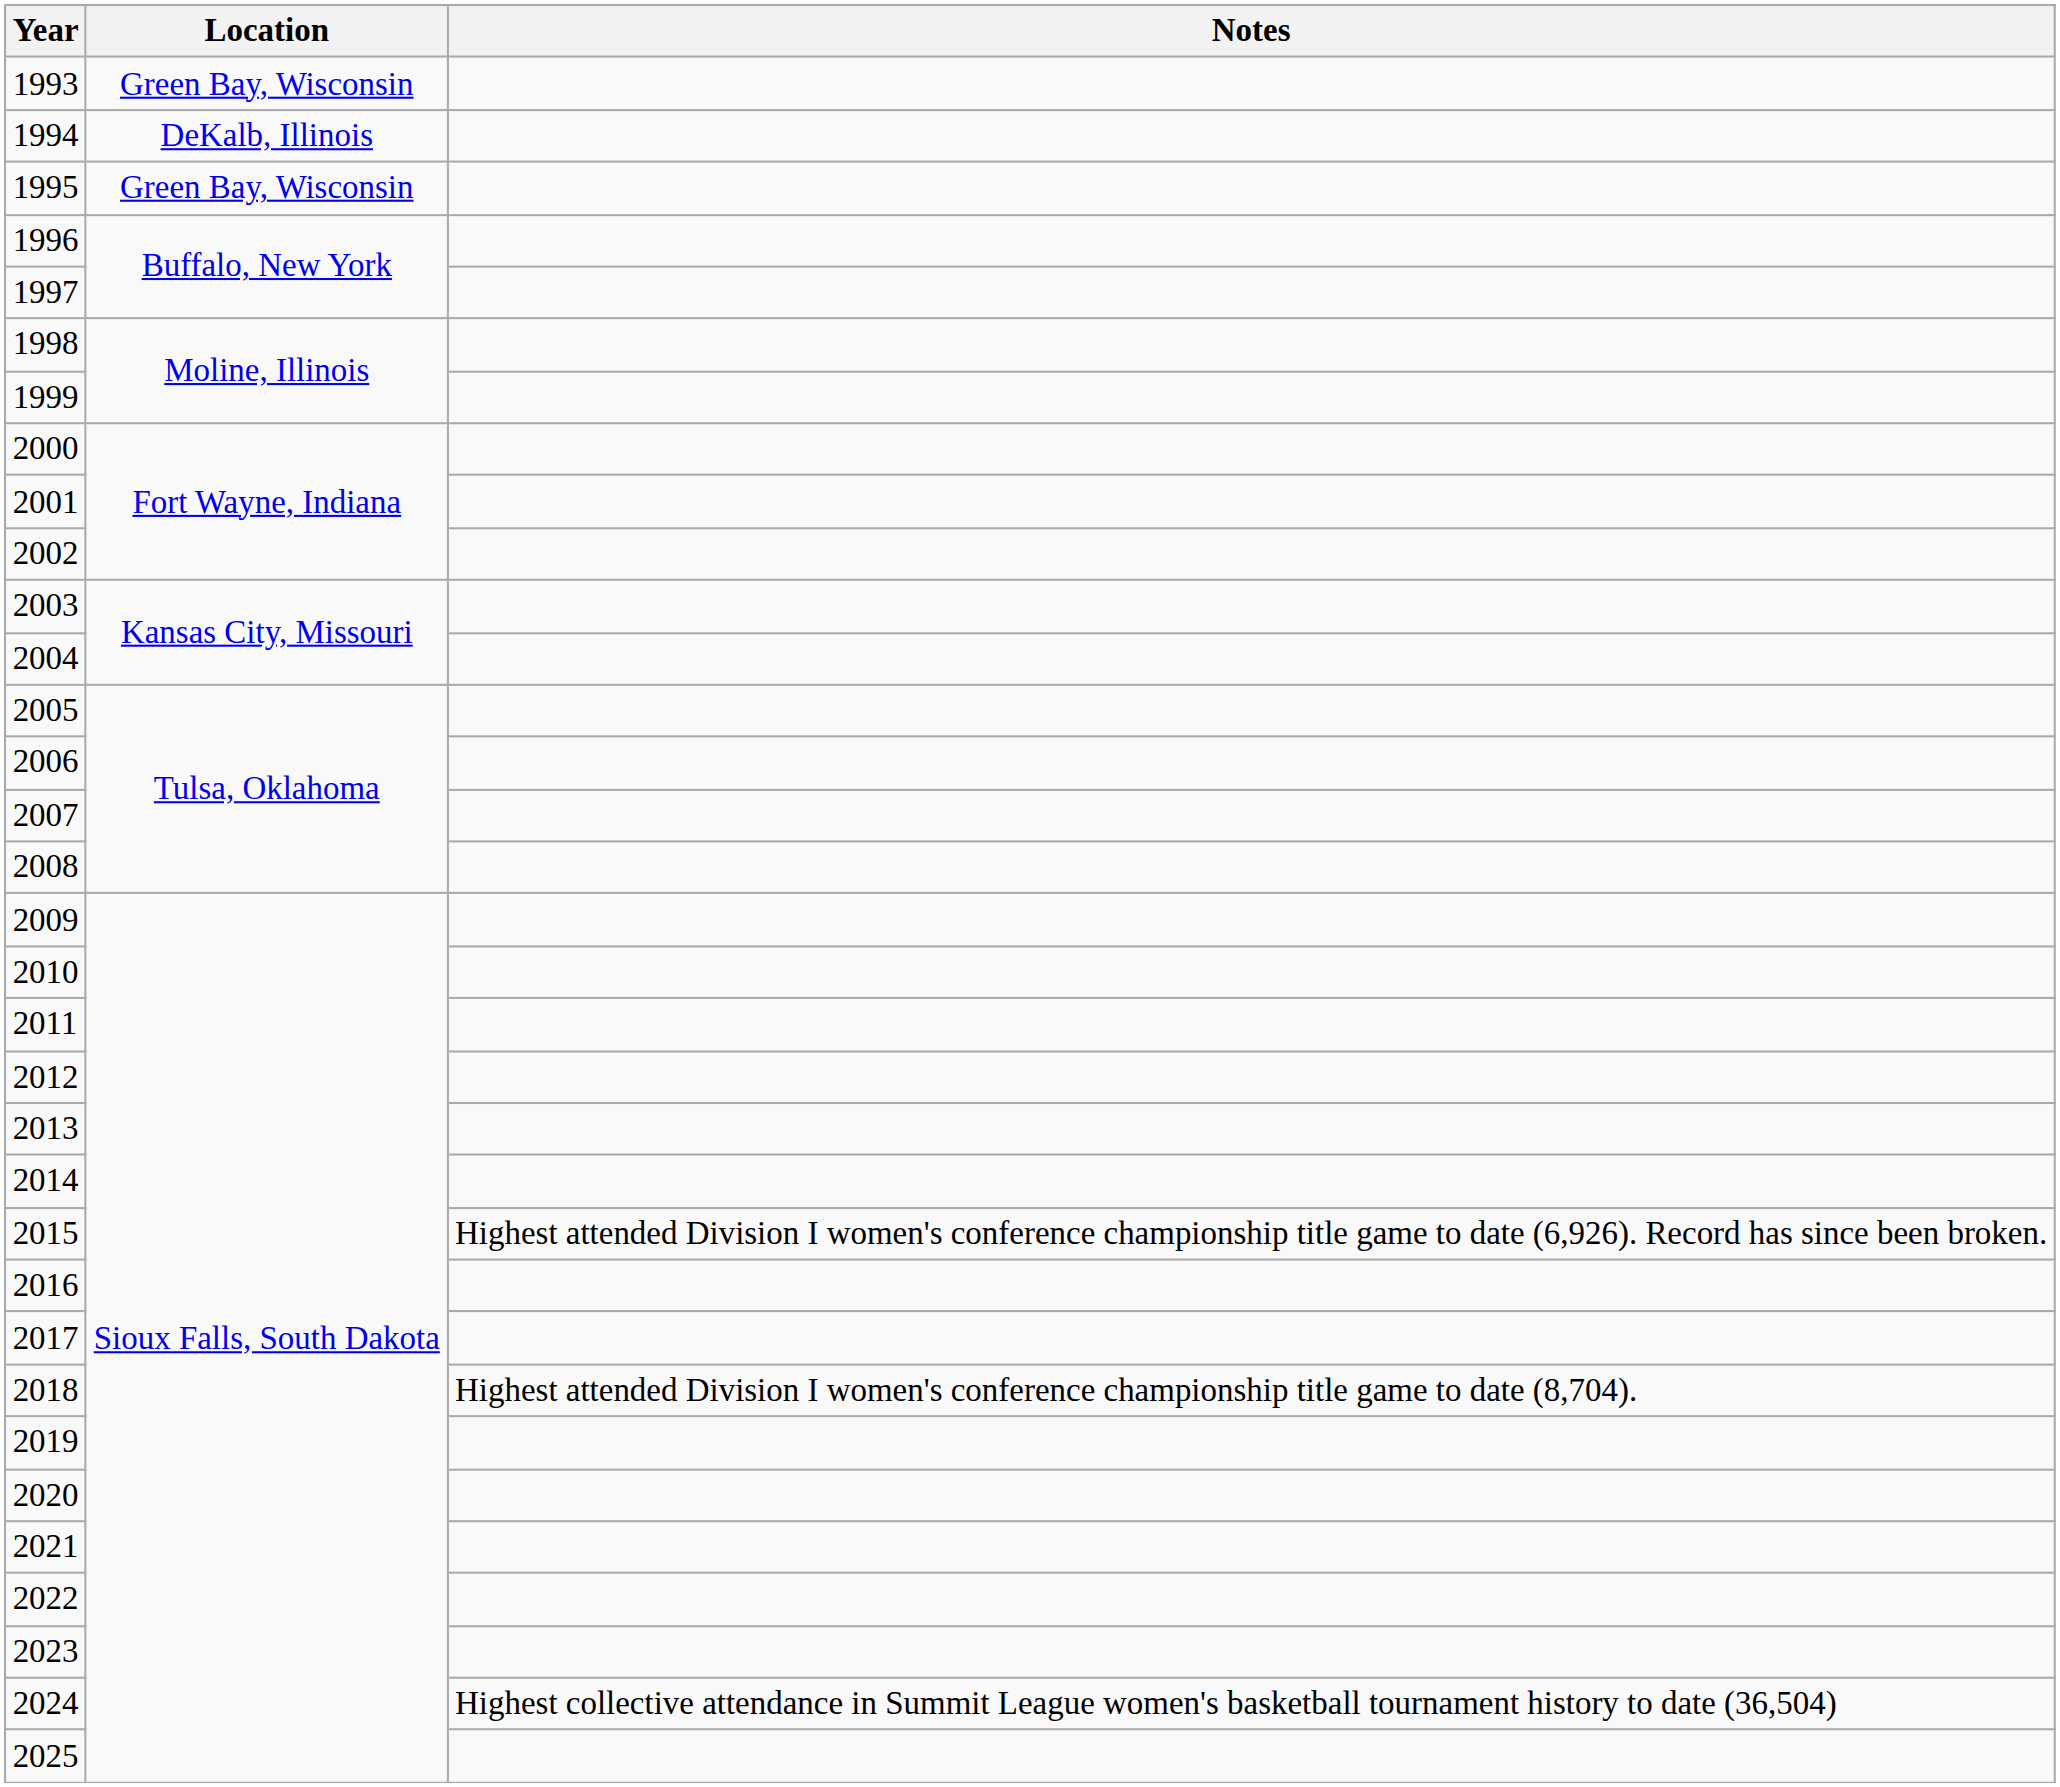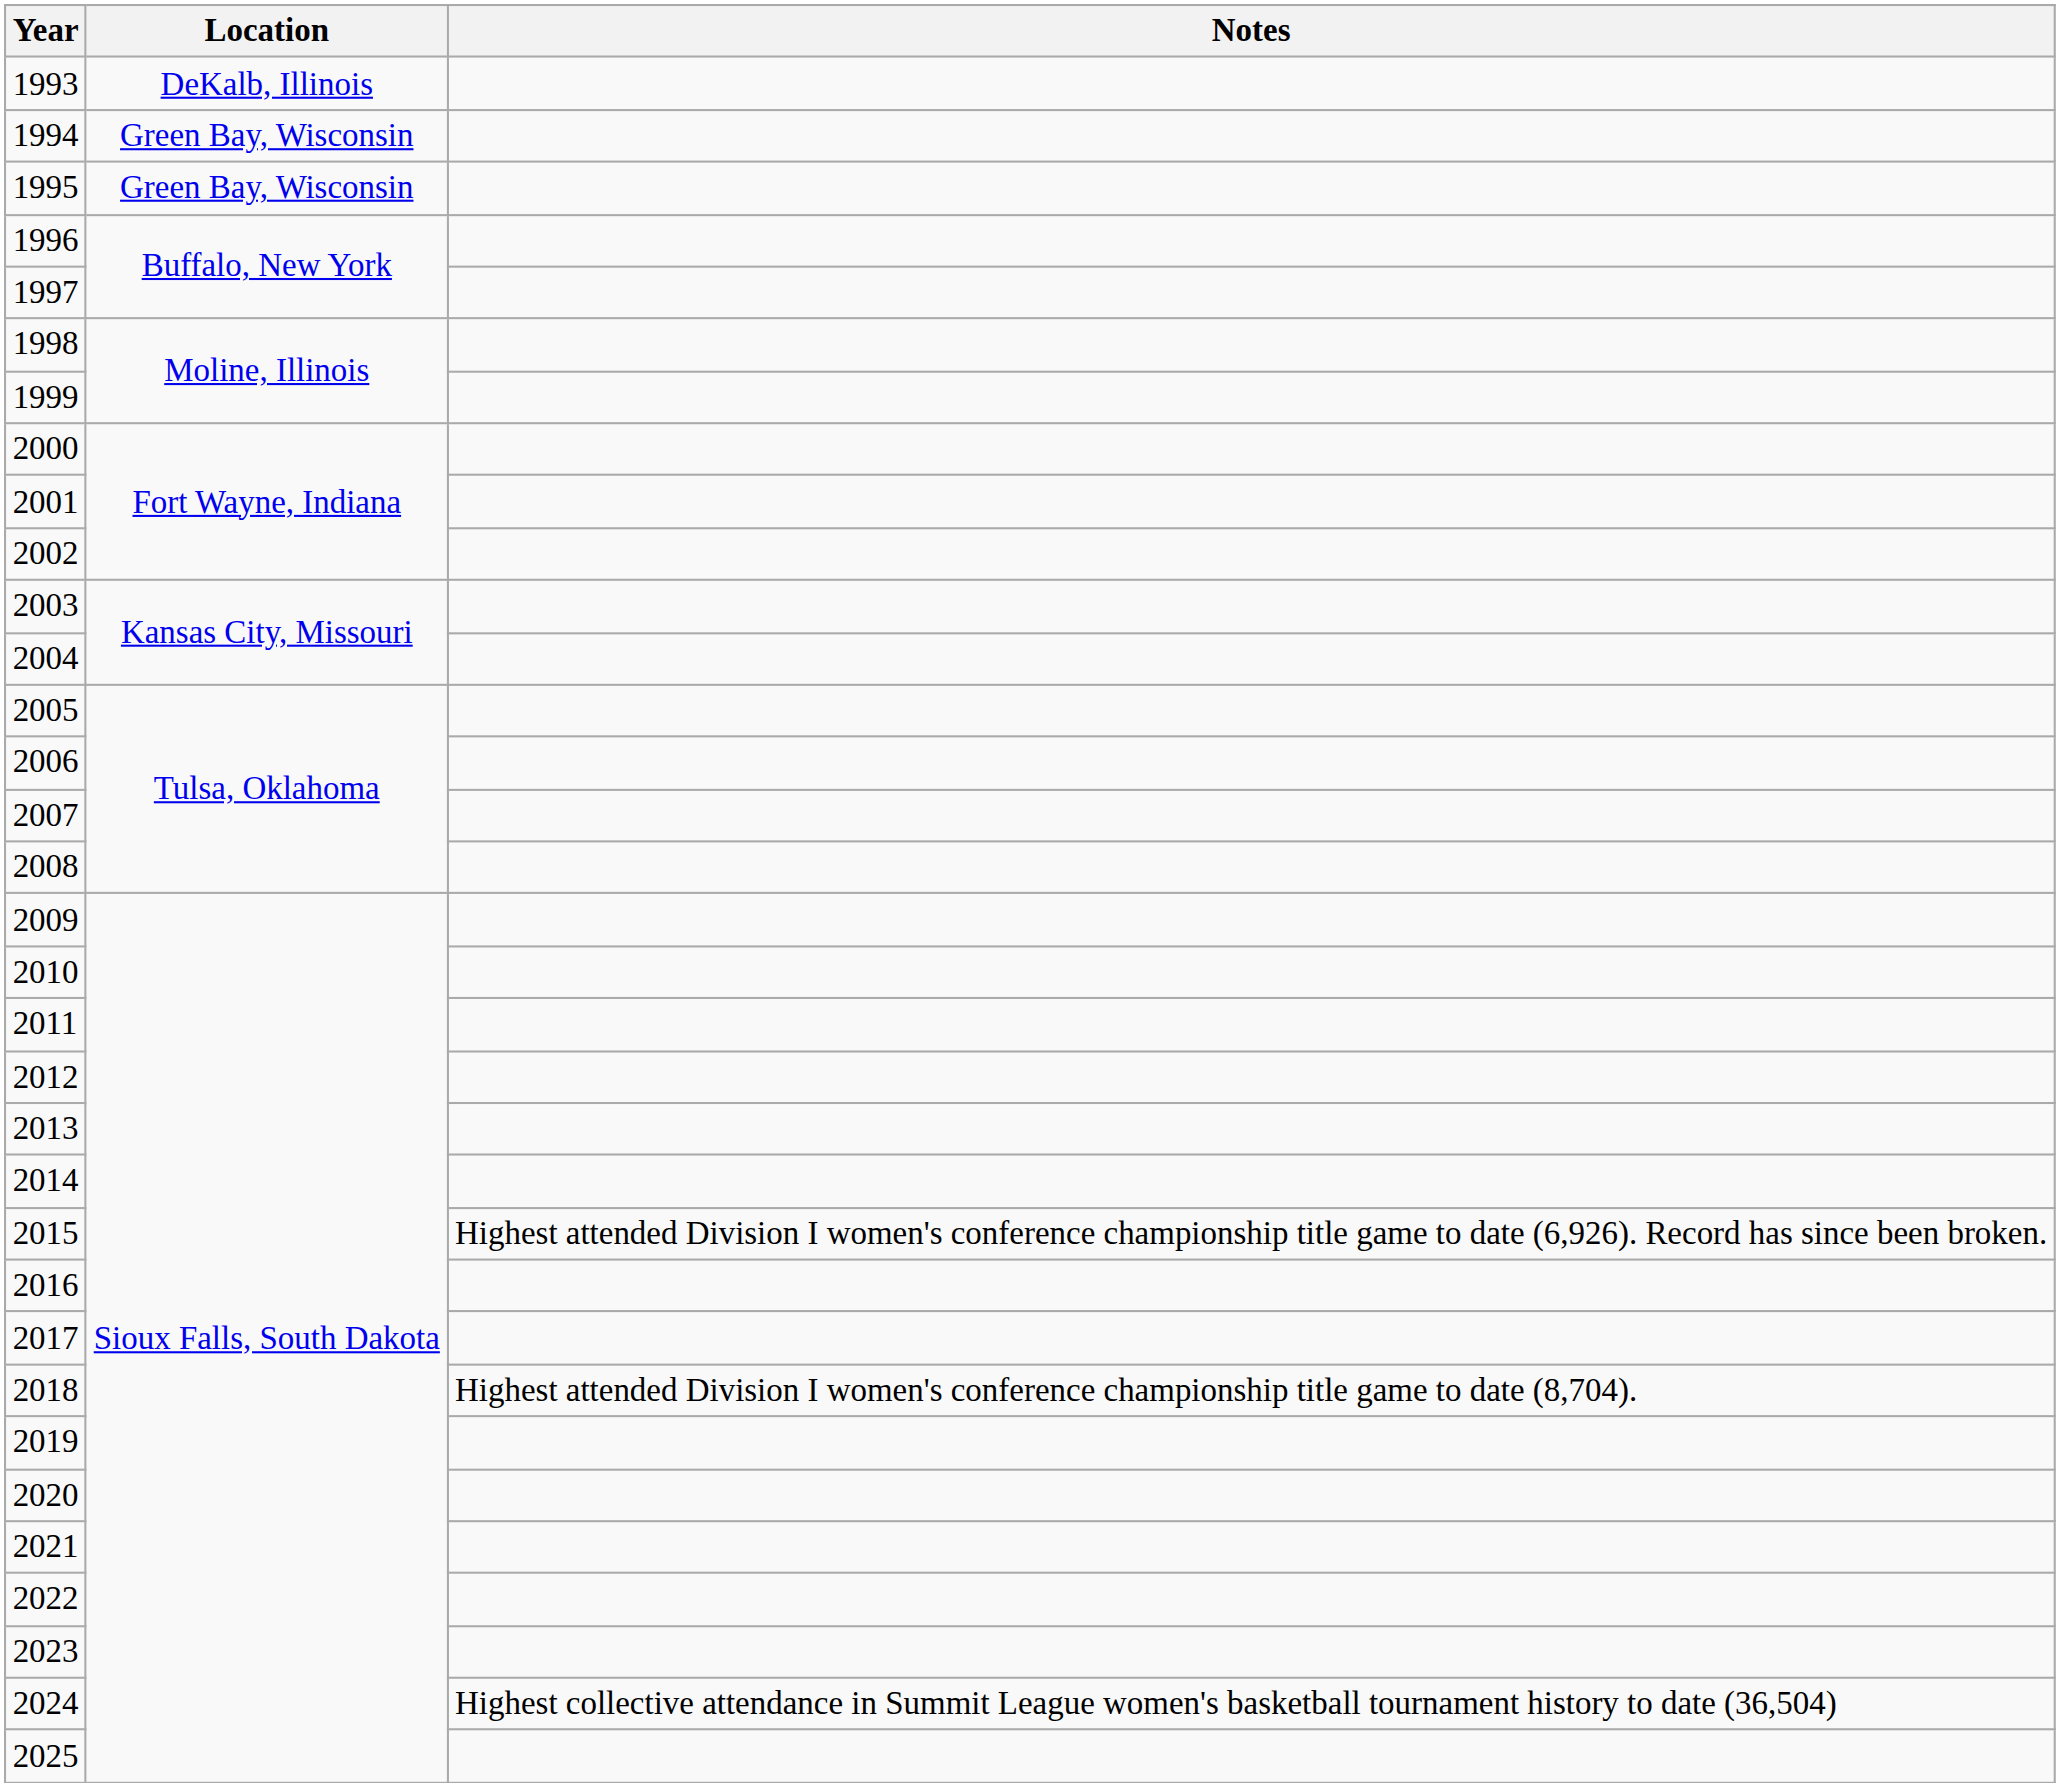(267, 82) Green Bay, Wisconsin -> (267, 82) DeKalb, Illinois
(267, 135) DeKalb, Illinois -> (267, 135) Green Bay, Wisconsin
